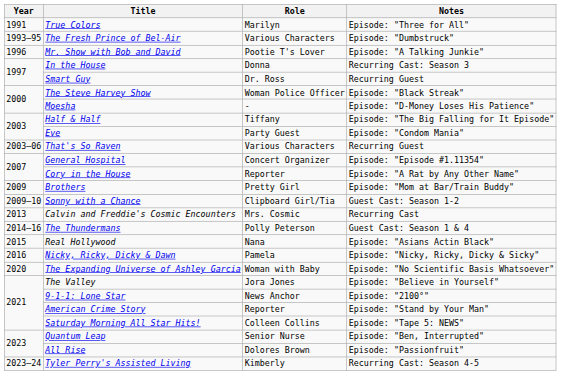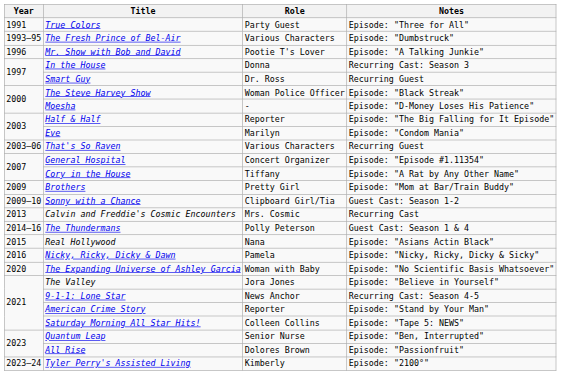(262, 25) Marilyn -> (272, 25) Party Guest
(262, 120) Tiffany -> (265, 120) Reporter
(272, 133) Party Guest -> (262, 133) Marilyn
(265, 174) Reporter -> (262, 174) Tiffany
(389, 296) Episode: "2100°" -> (414, 296) Recurring Cast: Season 4-5
(414, 364) Recurring Cast: Season 4-5 -> (389, 364) Episode: "2100°"
